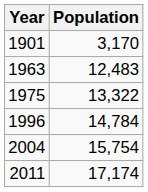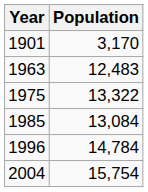+ row: (27, 121)
- row: (27, 173)
